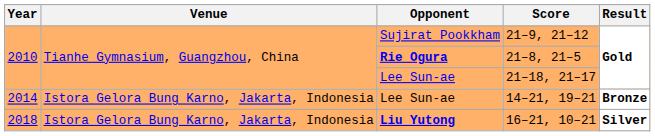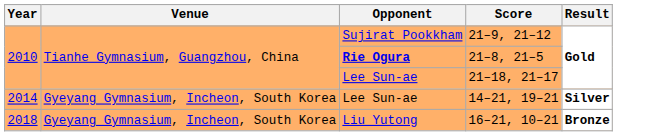(209, 99) Istora Gelora Bung Karno, Jakarta, Indonesia -> (190, 99) Gyeyang Gymnasium, Incheon, South Korea
(625, 99) Bronze -> (587, 99) Silver
(209, 120) Istora Gelora Bung Karno, Jakarta, Indonesia -> (190, 120) Gyeyang Gymnasium, Incheon, South Korea
(417, 120) bold -> (380, 120) normal
(625, 120) Silver -> (587, 120) Bronze
